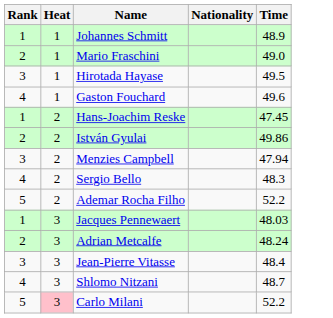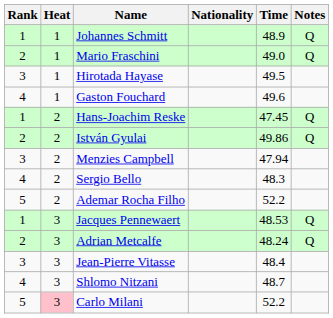+ column: (310, 14)
(274, 220) 48.03 -> (274, 220) 48.53
